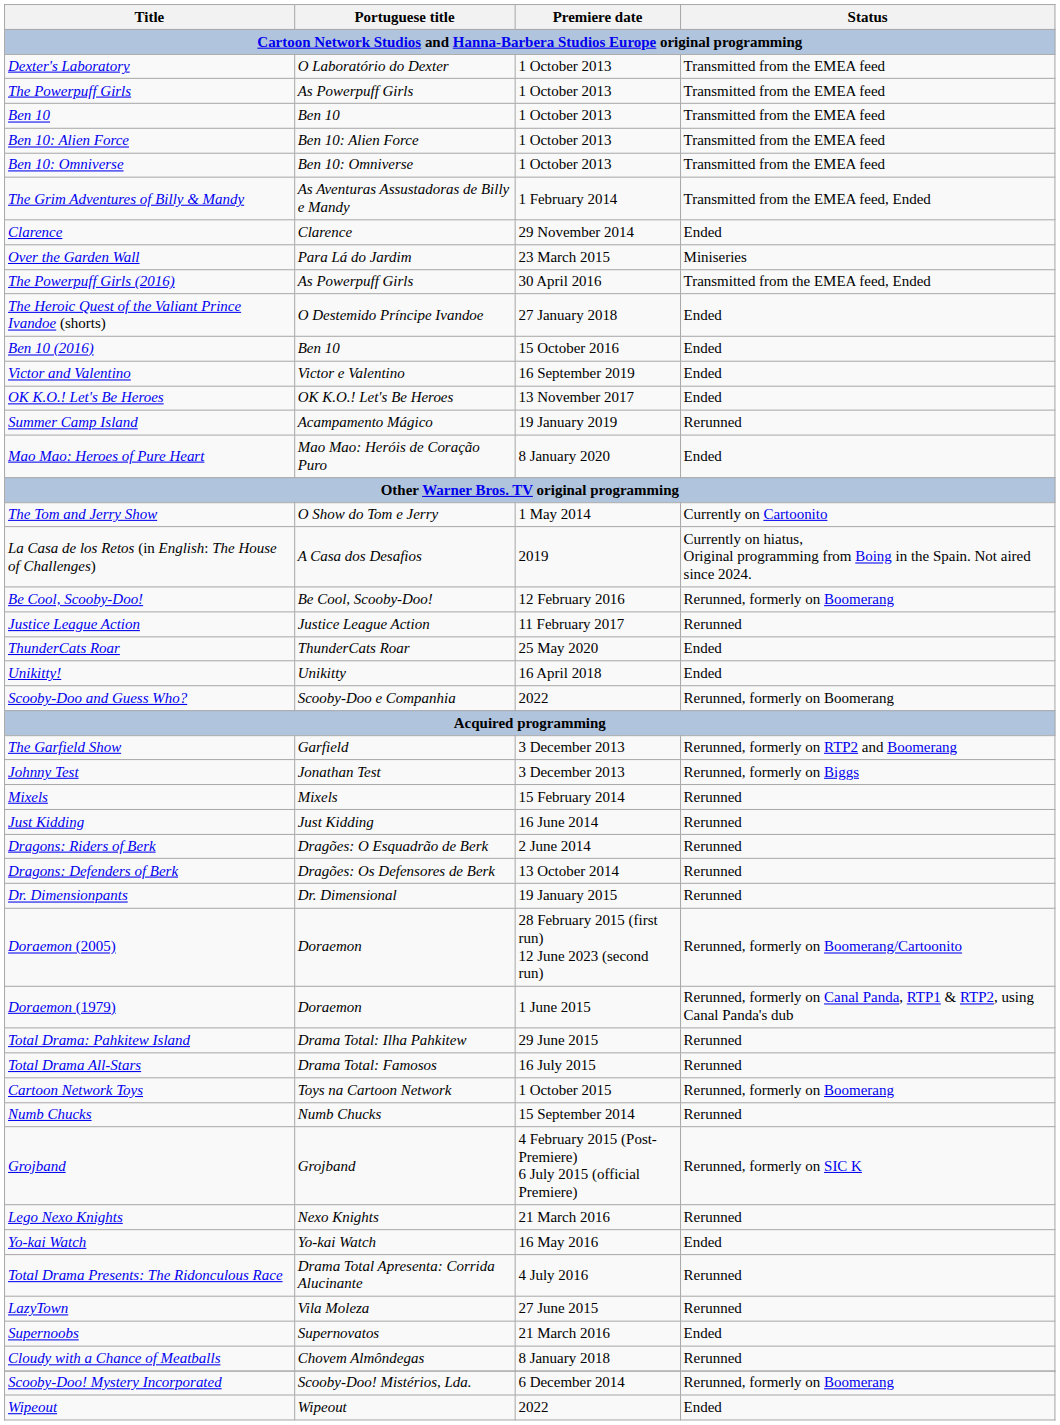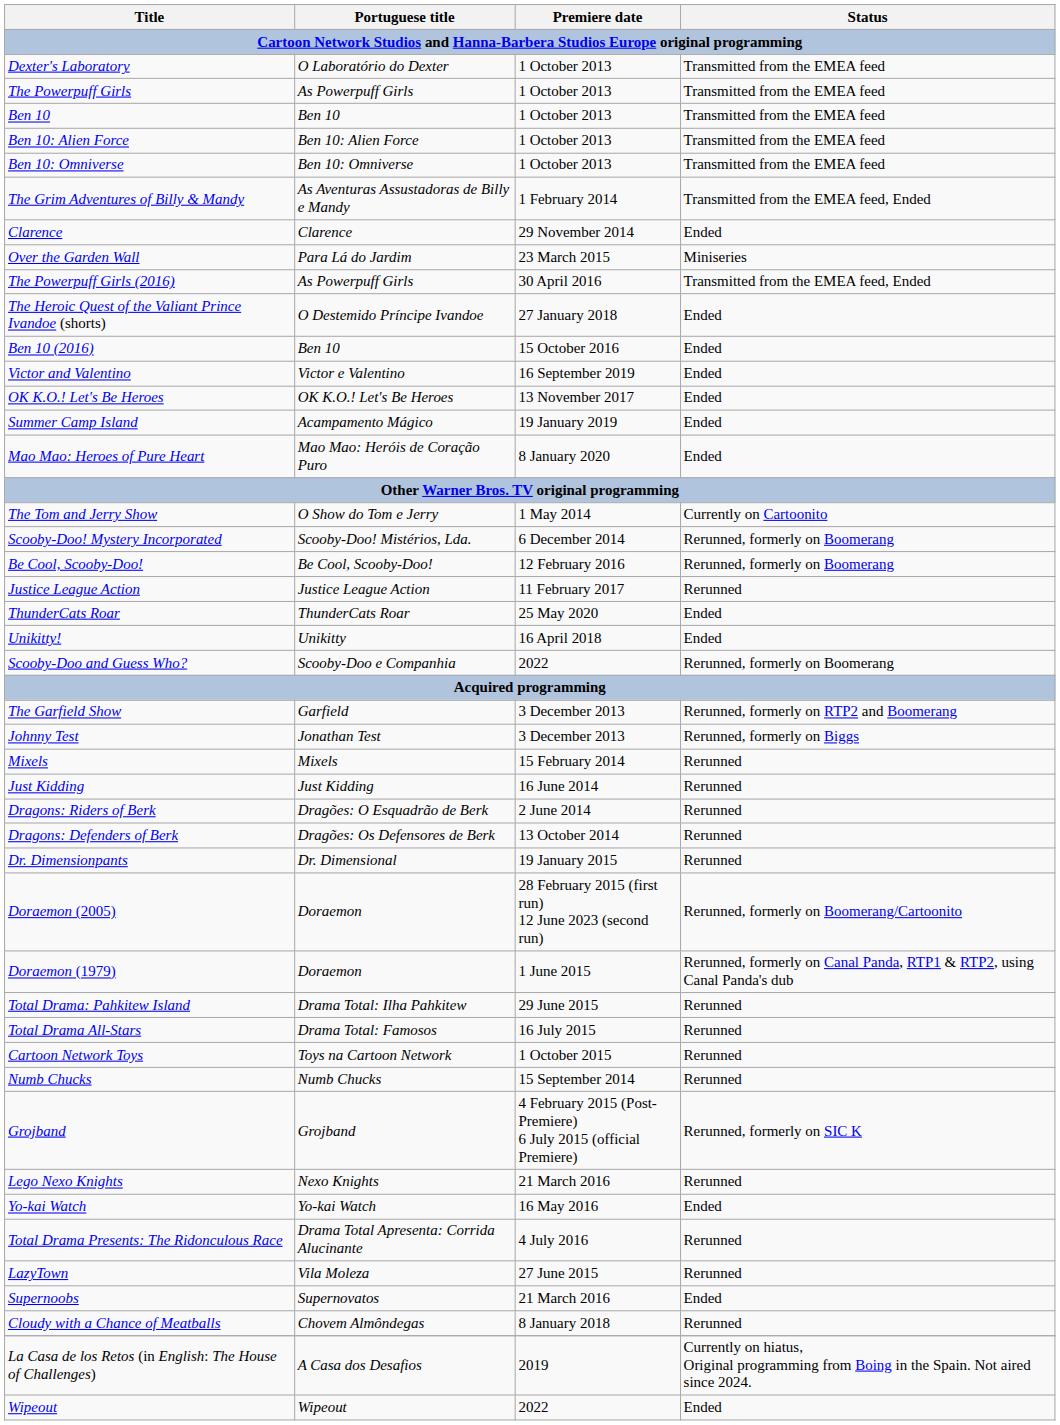(713, 423) Rerunned -> (703, 423) Ended
rows swapped: (115, 1383) <-> (142, 557)
(789, 1090) Rerunned, formerly on Boomerang -> (713, 1054) Rerunned
